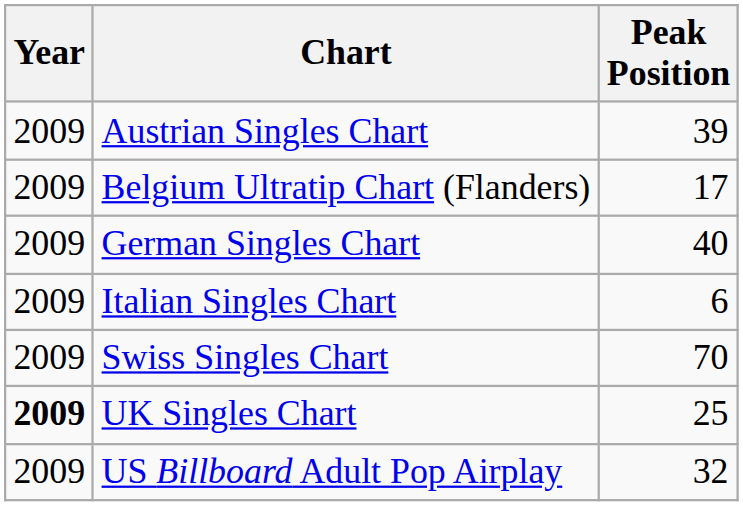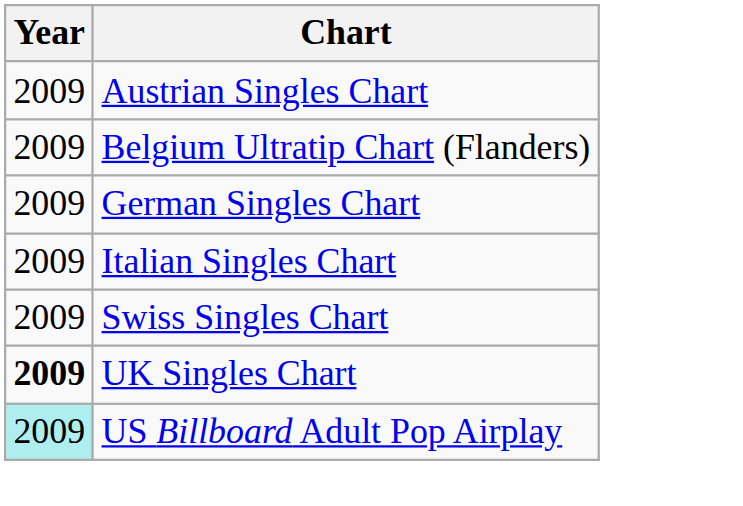- column: (669, 53)
(49, 471) no background -> (49, 430) paleturquoise background
